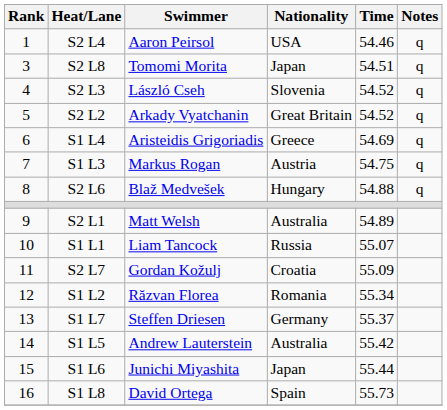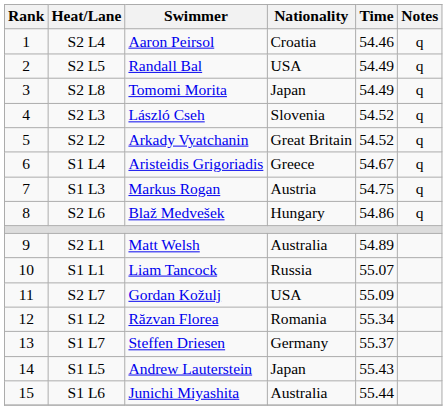(286, 41) USA -> (293, 41) Croatia
+ row: (86, 66)
(377, 66) 54.51 -> (377, 90) 54.49
(377, 139) 54.69 -> (377, 164) 54.67
(377, 189) 54.88 -> (377, 213) 54.86
(293, 270) Croatia -> (286, 294) USA
(299, 343) Australia -> (288, 368) Japan
(377, 343) 55.42 -> (377, 368) 55.43
(288, 368) Japan -> (299, 393) Australia
- row: (86, 393)
